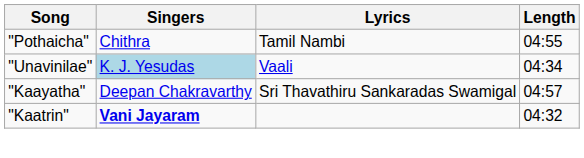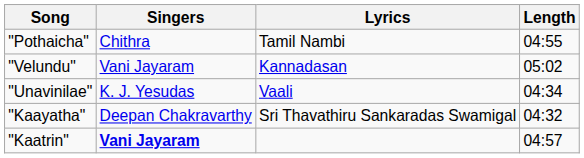+ row: (42, 67)
(147, 67) lightblue background -> (147, 91) no background
(543, 91) 04:57 -> (543, 116) 04:32
(543, 116) 04:32 -> (543, 141) 04:57
